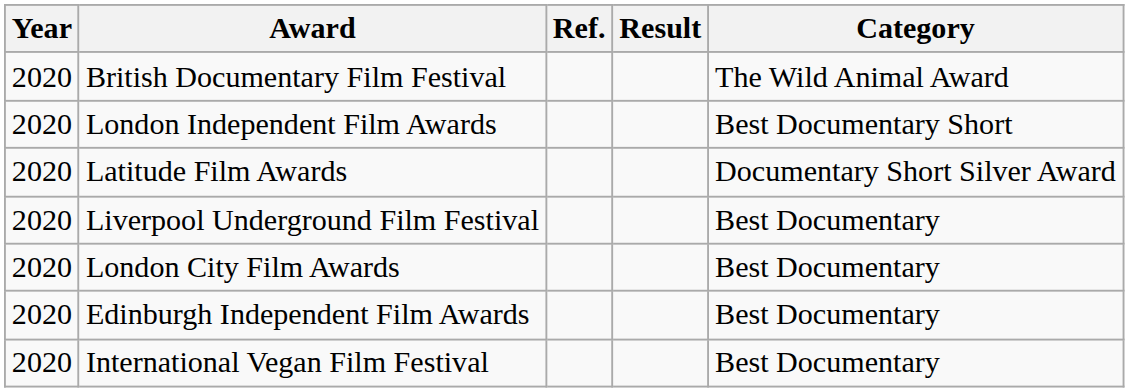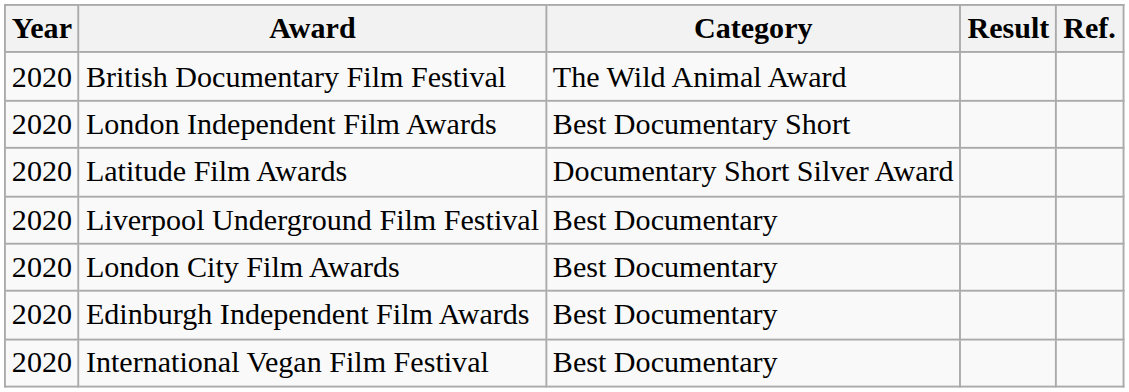columns swapped: (915, 28) <-> (579, 28)
